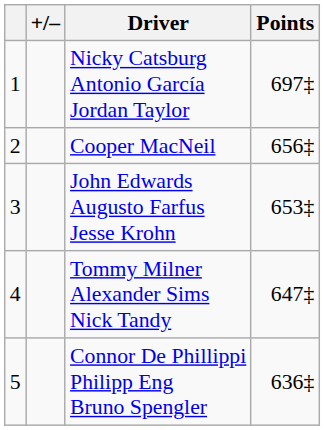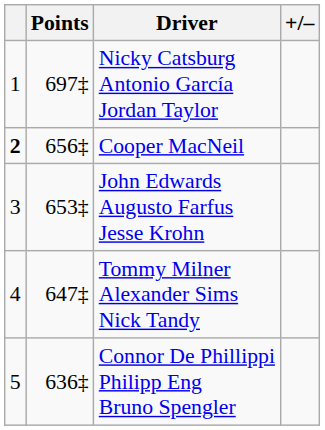columns swapped: (45, 22) <-> (285, 22)
(15, 145) normal -> (15, 145) bold
